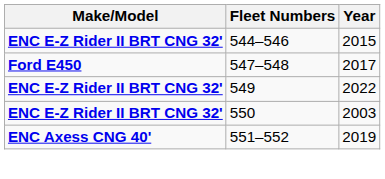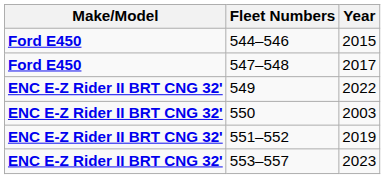(115, 40) ENC E-Z Rider II BRT CNG 32' -> (45, 40) Ford E450
(80, 137) ENC Axess CNG 40' -> (115, 137) ENC E-Z Rider II BRT CNG 32'
+ row: (259, 161)
